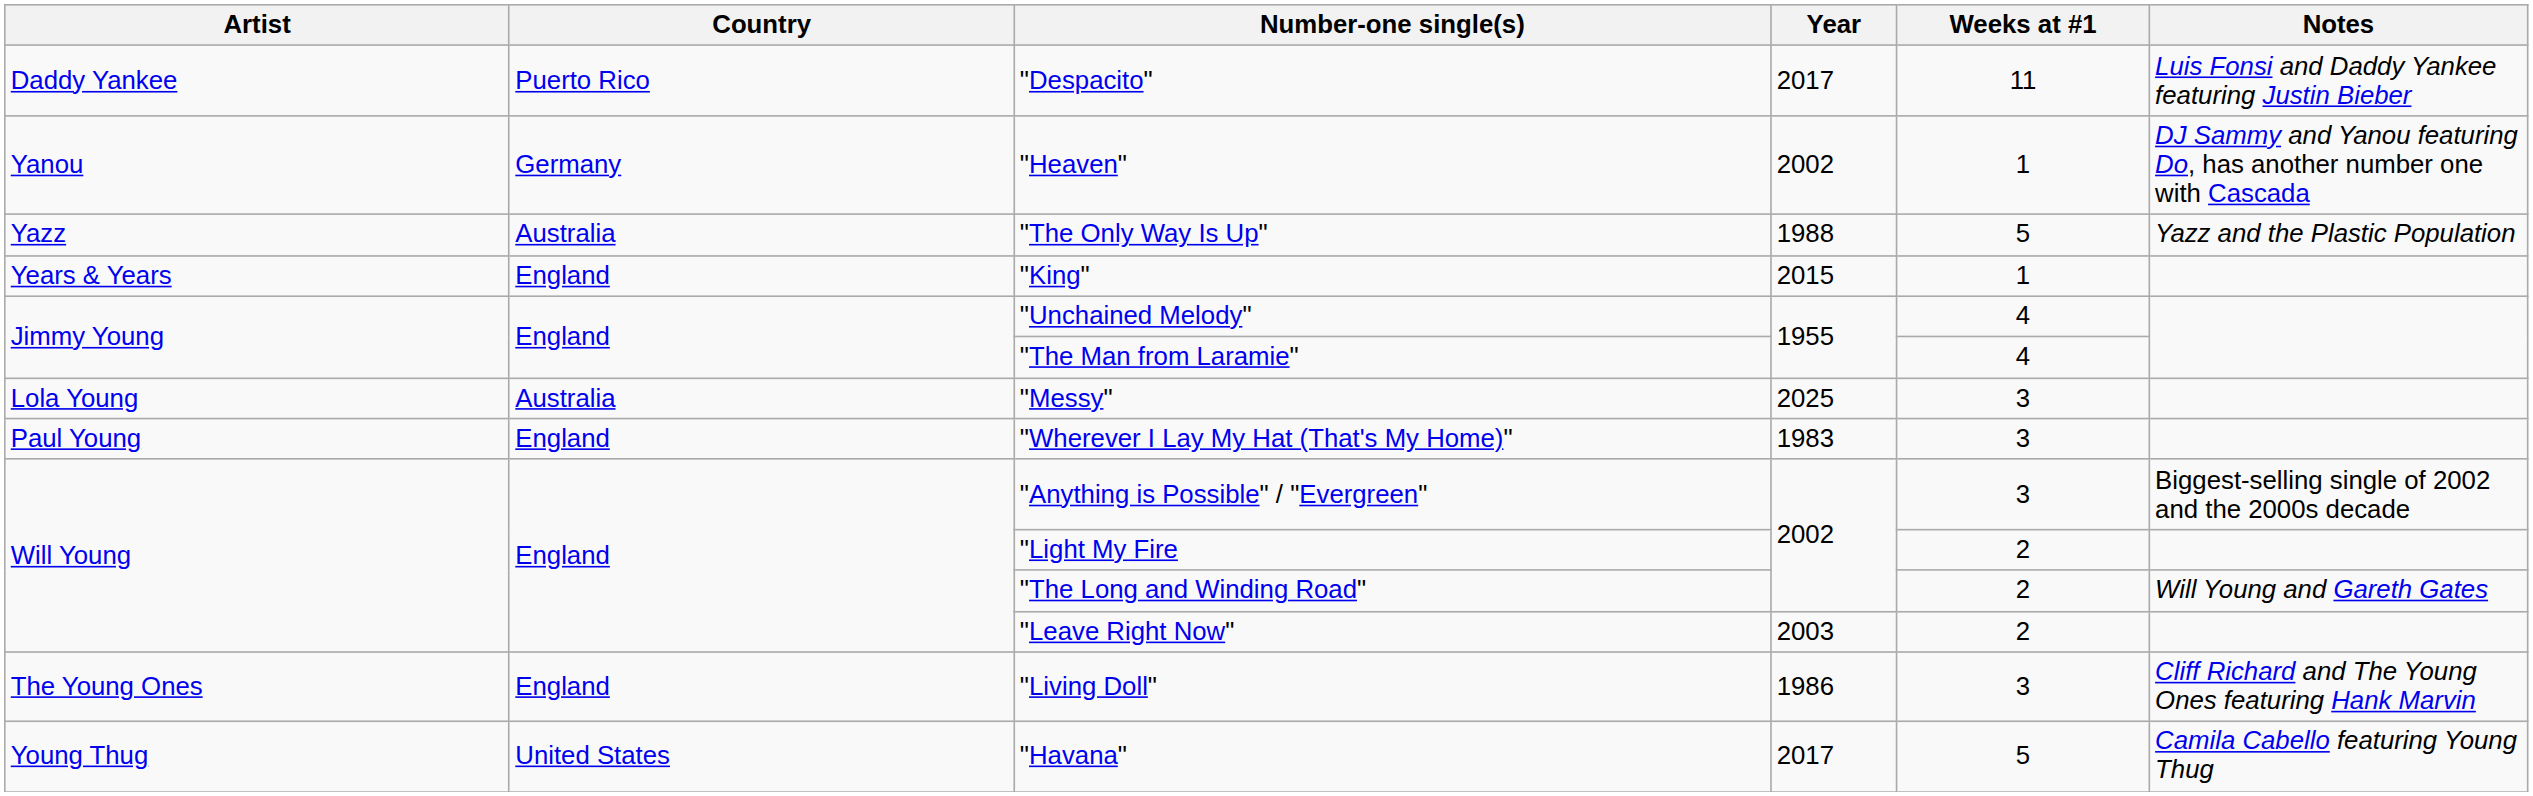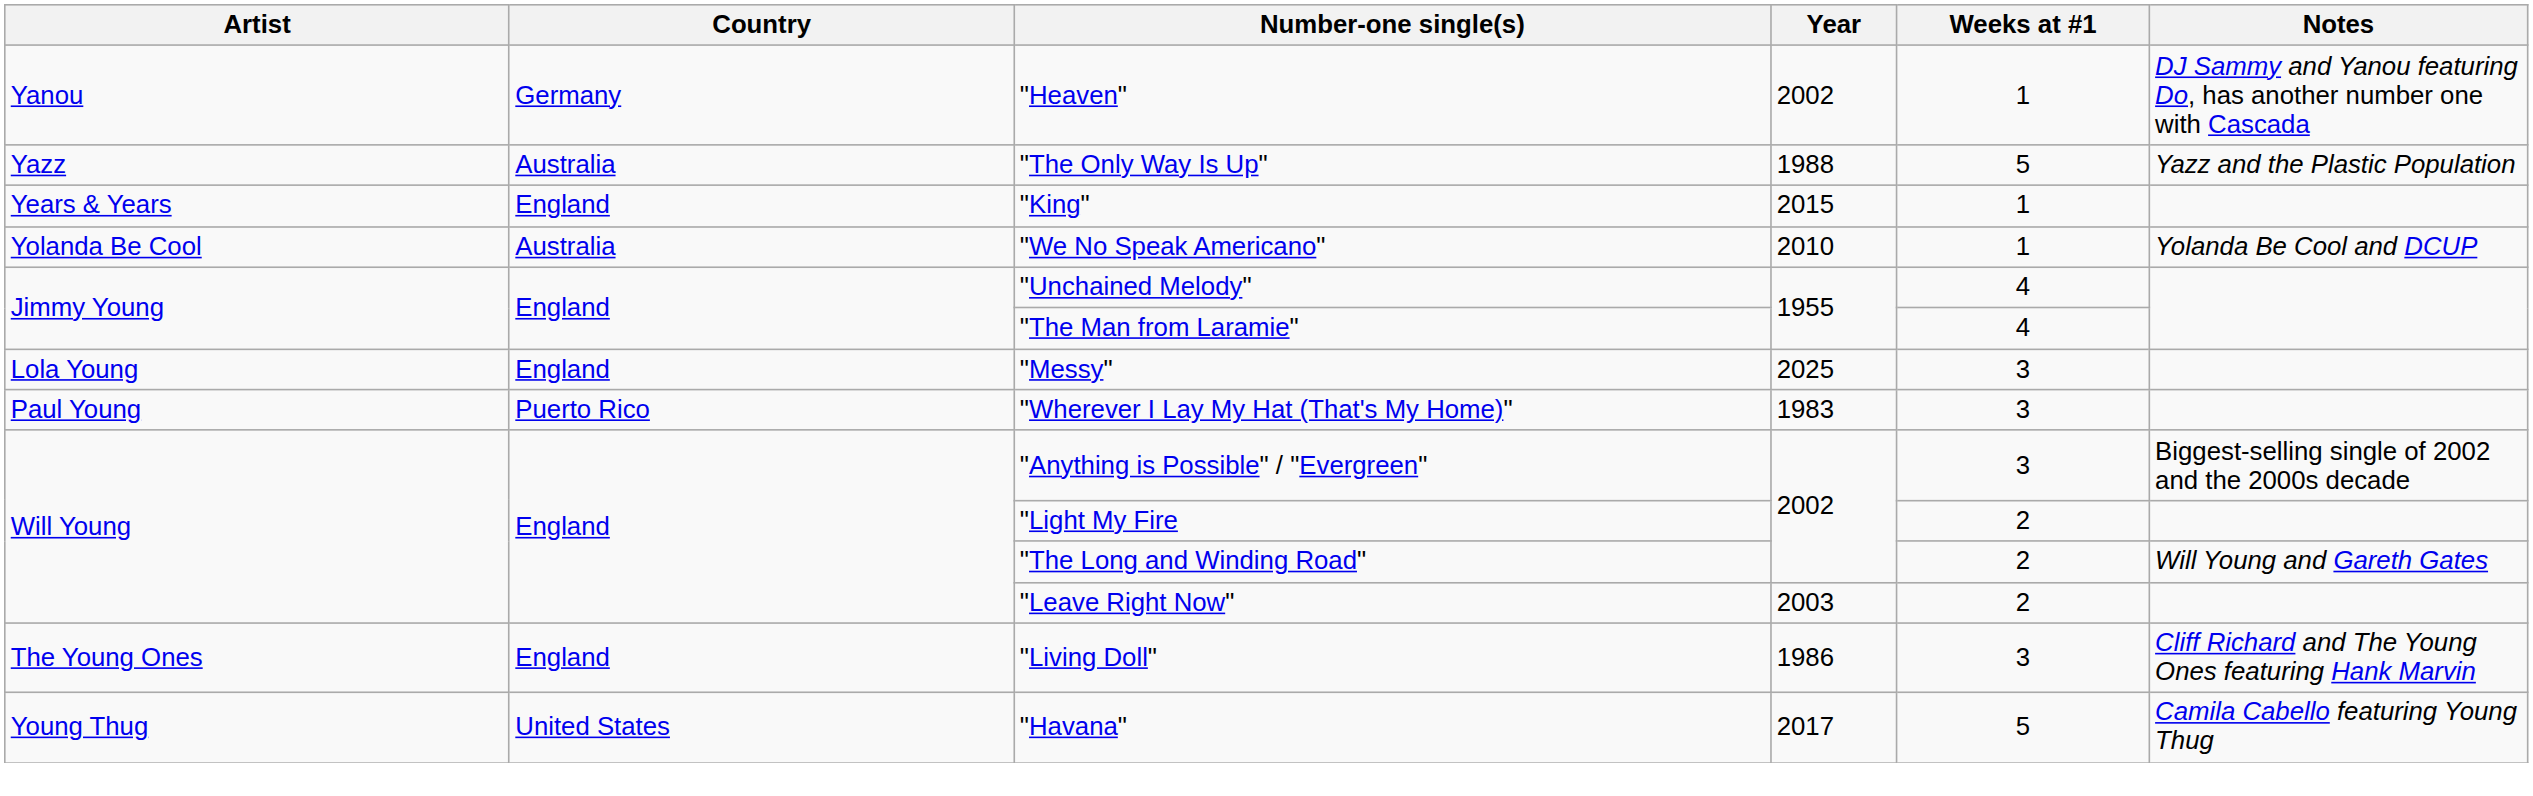- row: (1086, 80)
+ row: (1173, 246)
(565, 397) Australia -> (563, 368) England
(563, 438) England -> (583, 409) Puerto Rico
